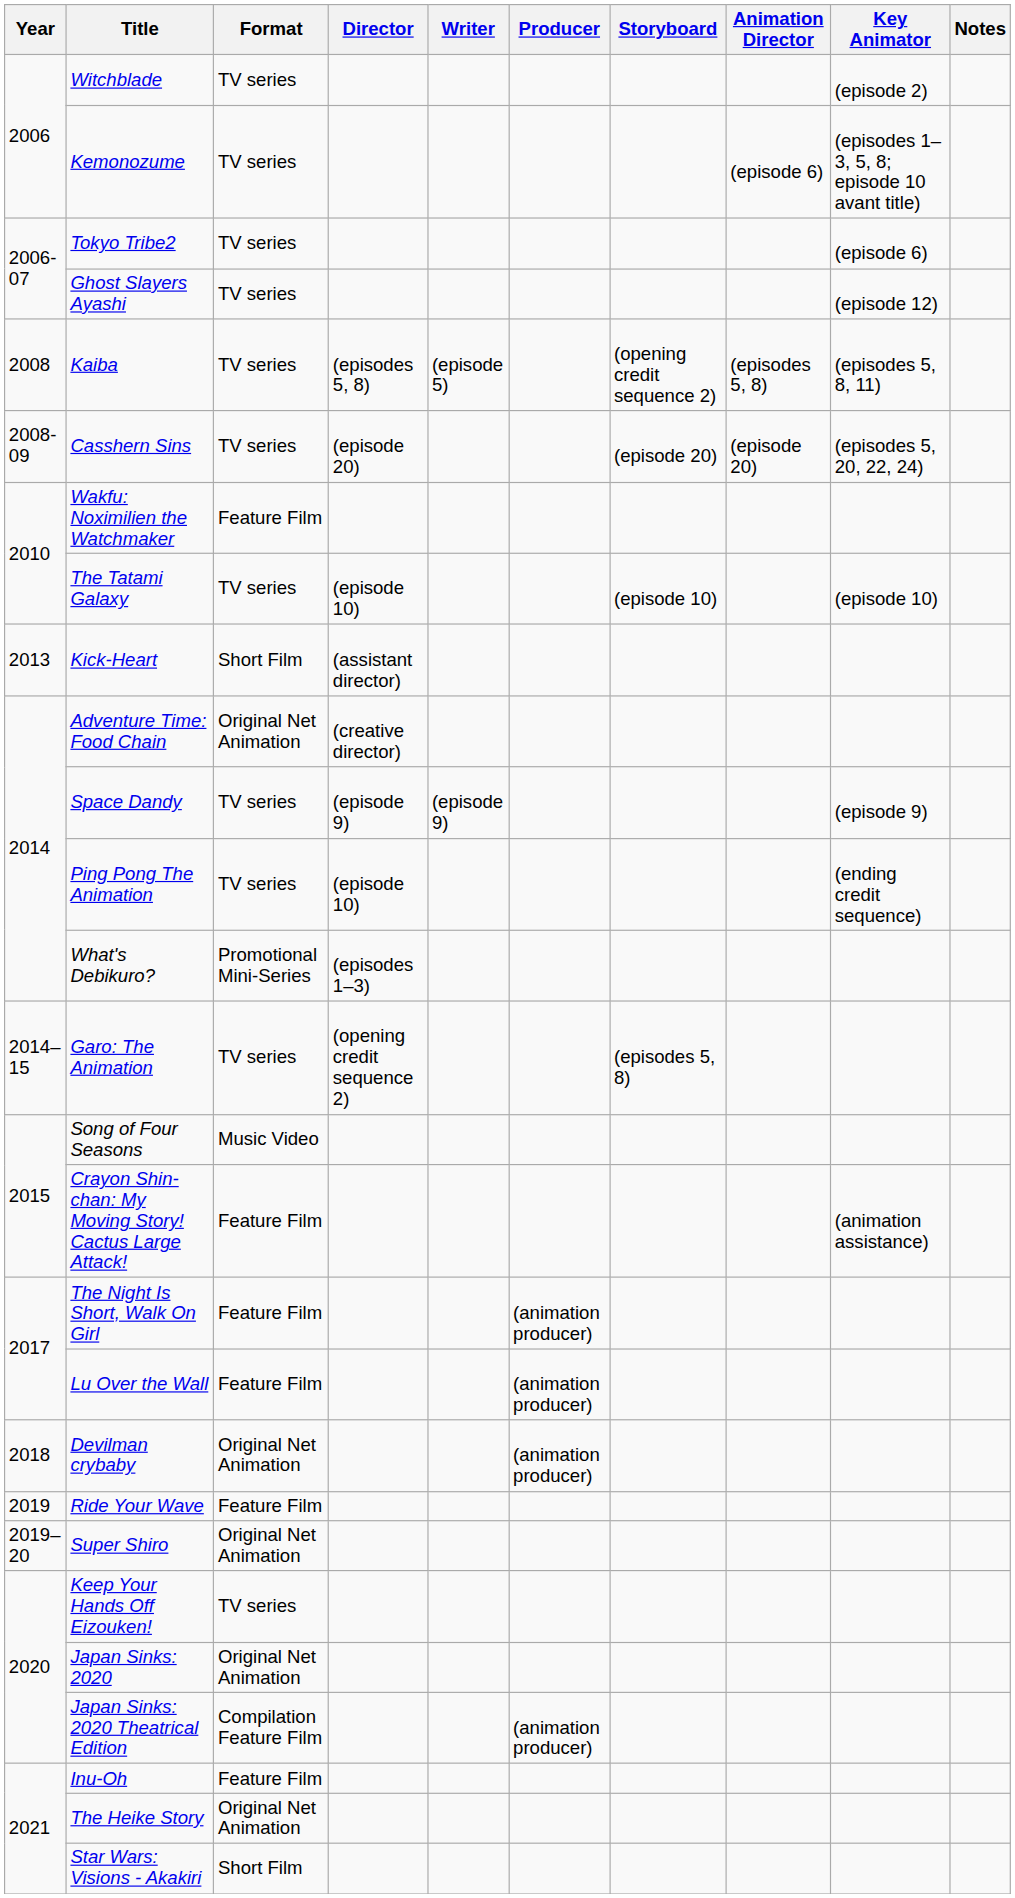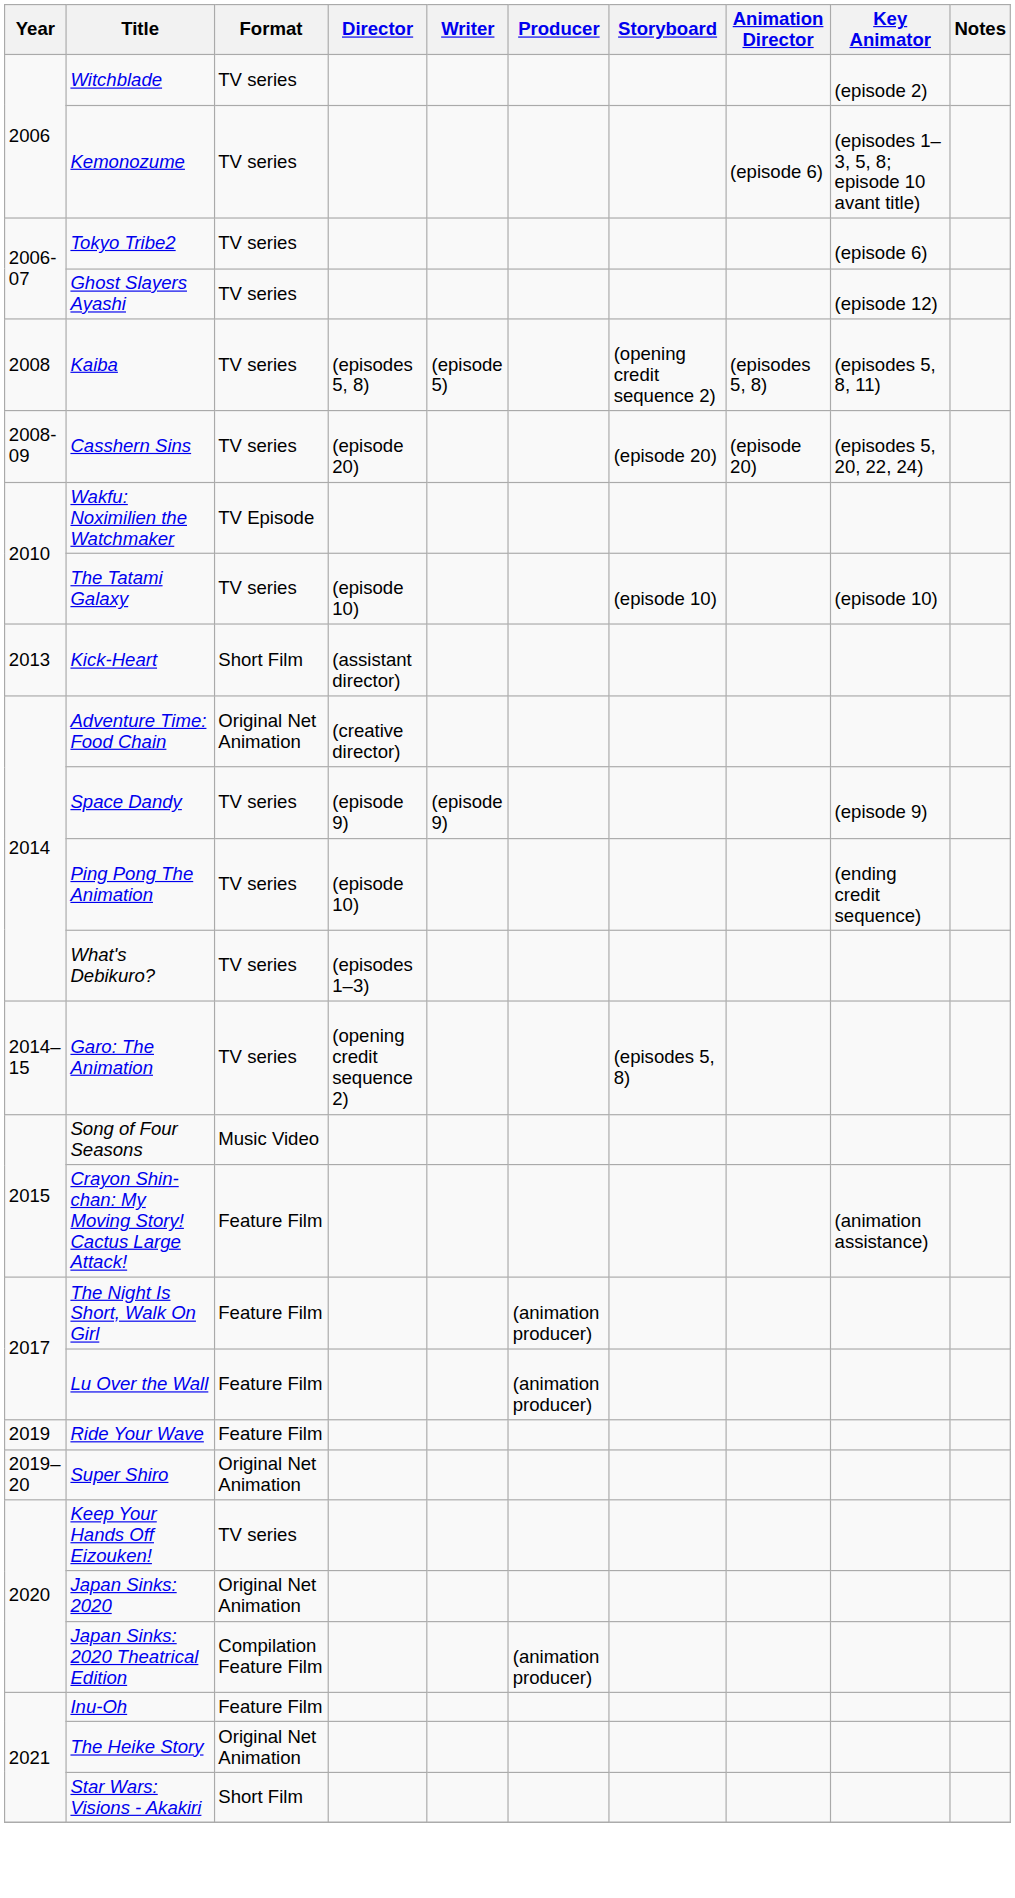(270, 517) Feature Film -> (266, 517) TV Episode
(267, 965) Promotional Mini-Series -> (257, 965) TV series
- row: (109, 1455)
